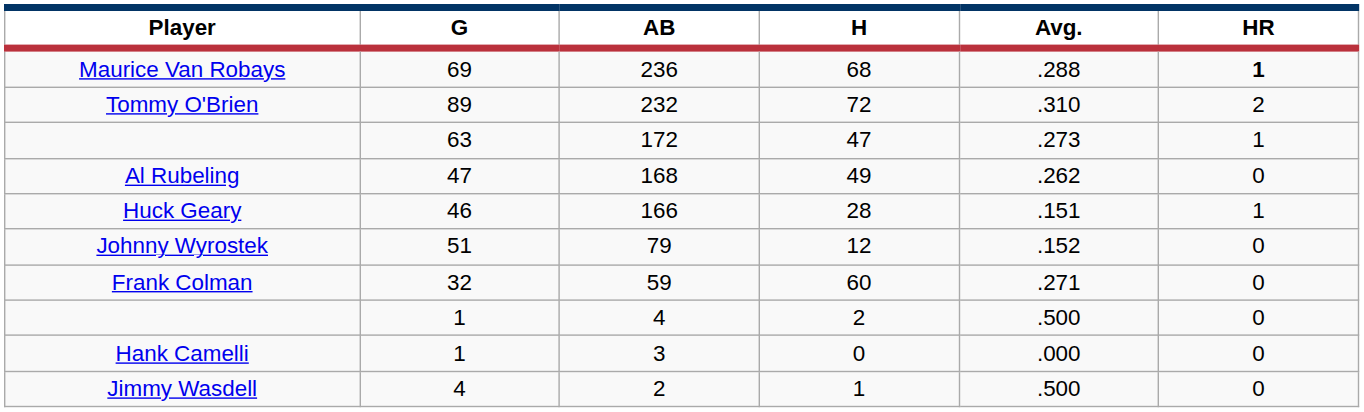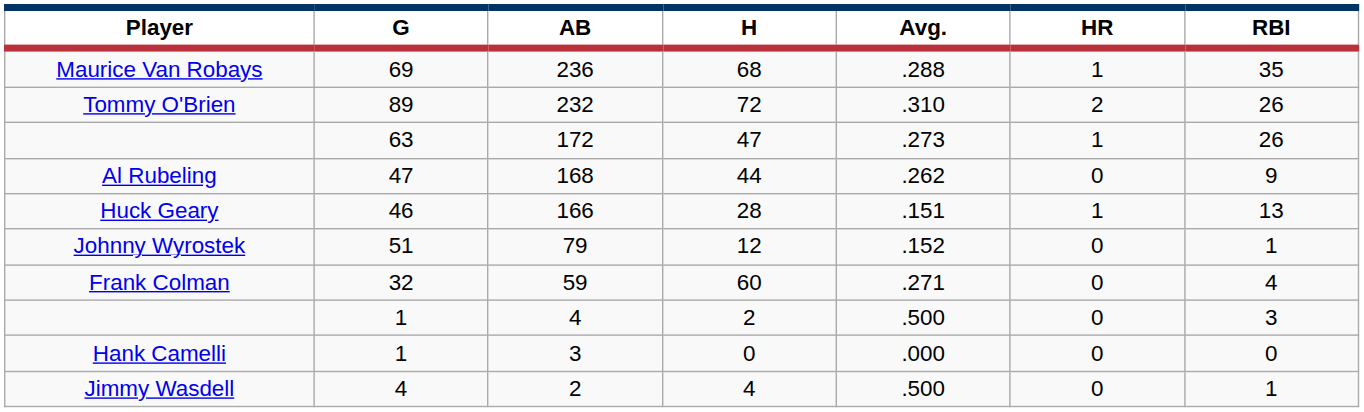+ column: (1271, 27)
(1258, 68) bold -> (1097, 68) normal
(859, 175) 49 -> (749, 175) 44
(859, 388) 1 -> (749, 388) 4
